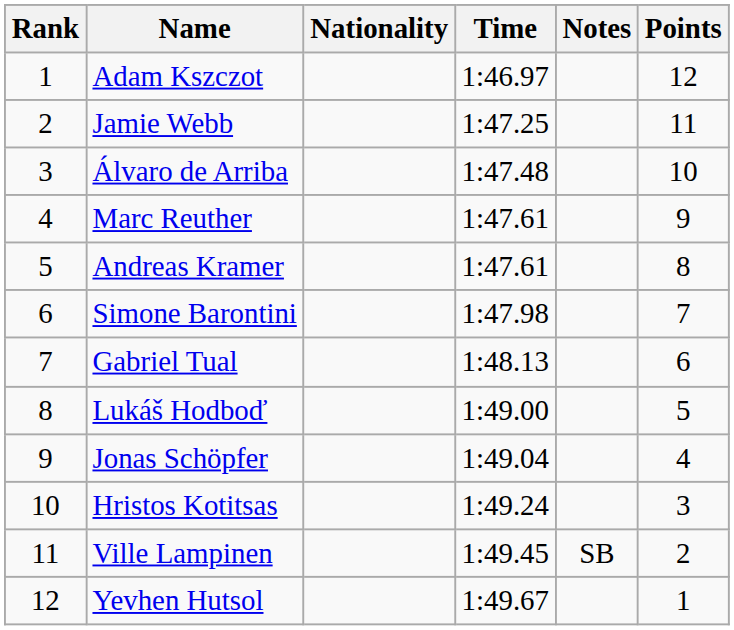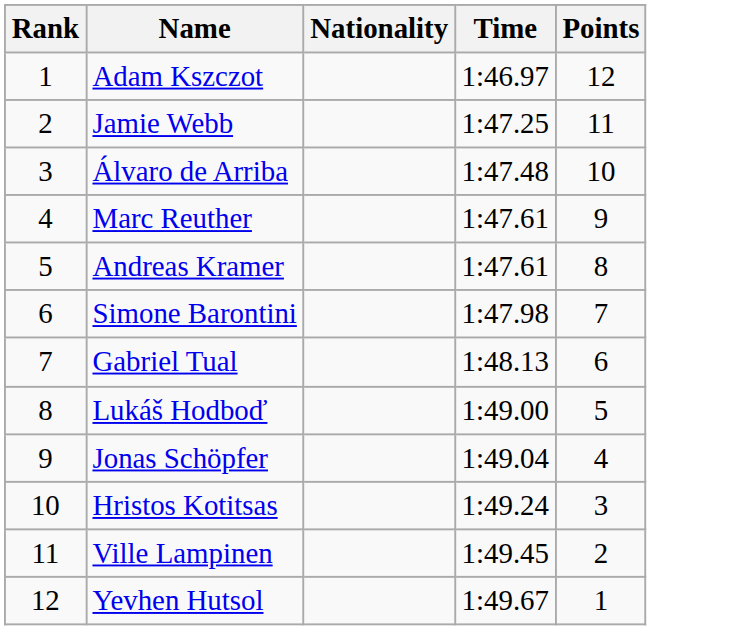- column: (597, 28)
